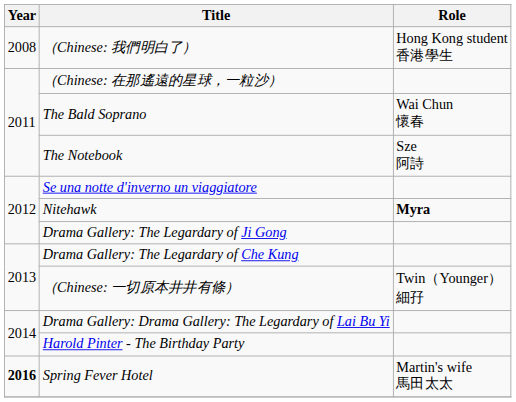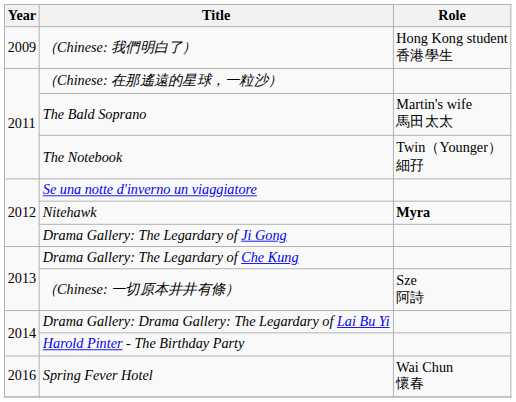(22, 47) 2008 -> (22, 47) 2009
(425, 113) Wai Chun 懷春 -> (434, 113) Martin's wife 馬田太太
(410, 154) Sze 阿詩 -> (449, 156) Twin（Younger） 細孖
(449, 288) Twin（Younger） 細孖 -> (410, 288) Sze 阿詩
(22, 376) bold -> (22, 376) normal
(434, 375) Martin's wife 馬田太太 -> (425, 375) Wai Chun 懷春
